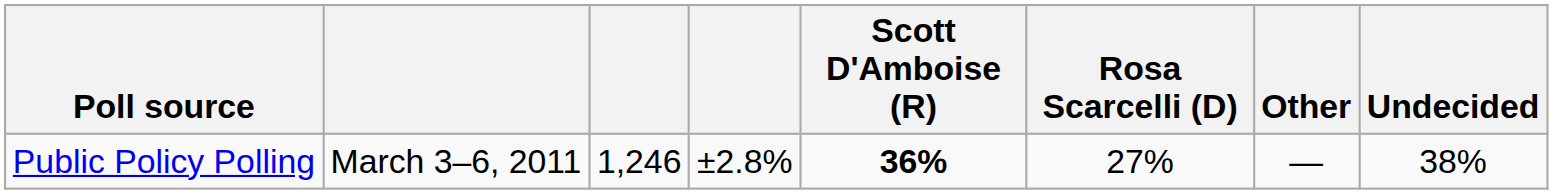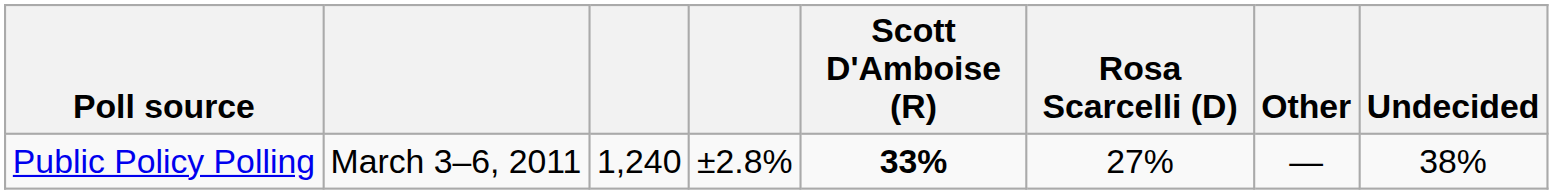(639, 160) 1,246 -> (639, 160) 1,240
(914, 160) 36% -> (914, 160) 33%
